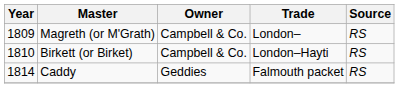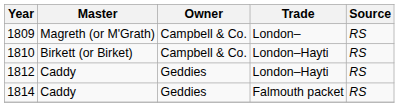+ row: (21, 72)
